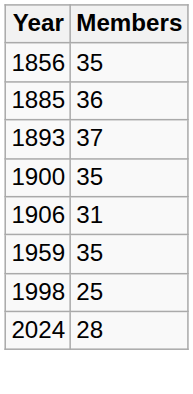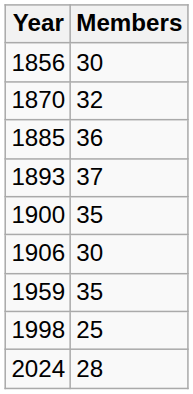(90, 62) 35 -> (90, 62) 30
+ row: (38, 100)
(90, 215) 31 -> (90, 253) 30
